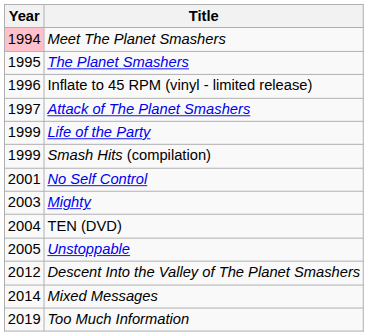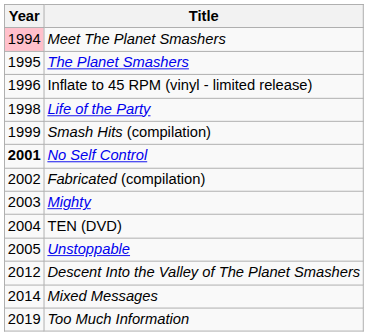- row: (149, 109)
(24, 132) 1999 -> (24, 109) 1998
(24, 179) normal -> (24, 156) bold
+ row: (126, 179)
